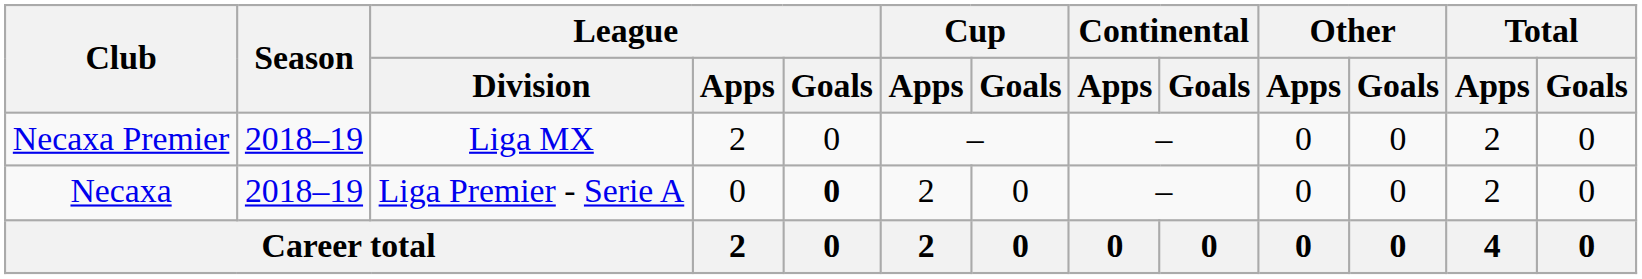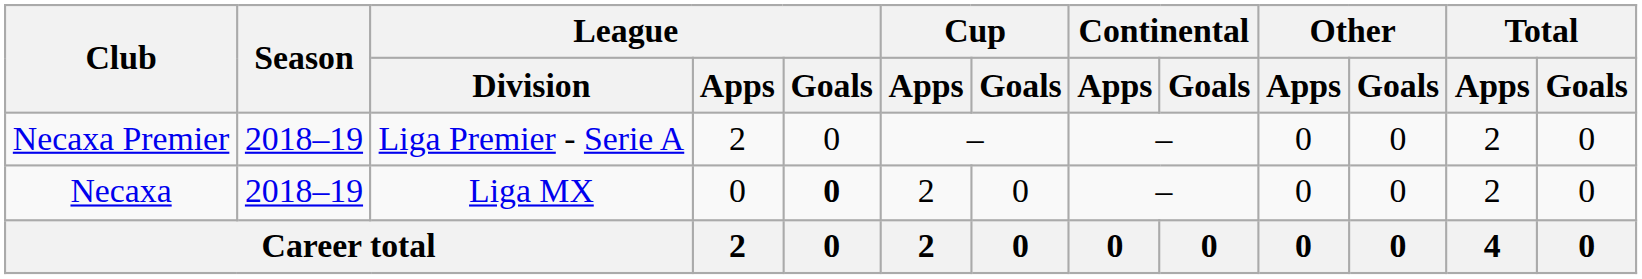(531, 138) Liga MX -> (531, 138) Liga Premier - Serie A
(531, 191) Liga Premier - Serie A -> (531, 191) Liga MX
